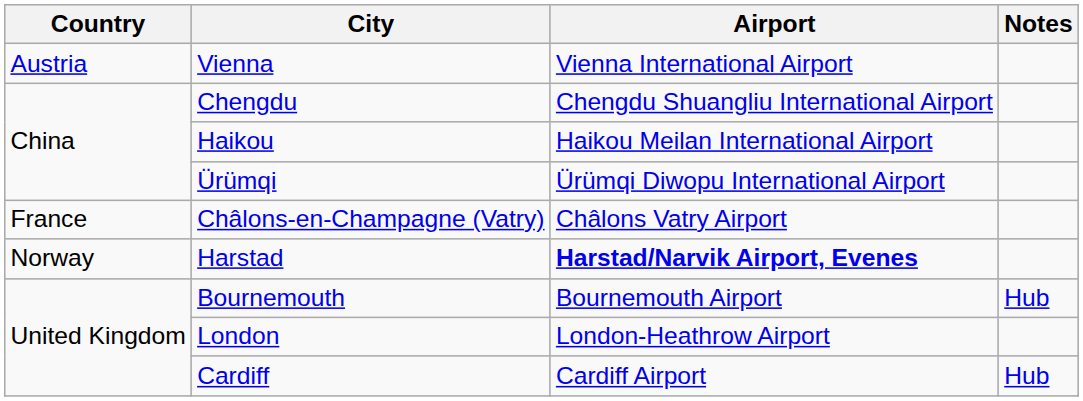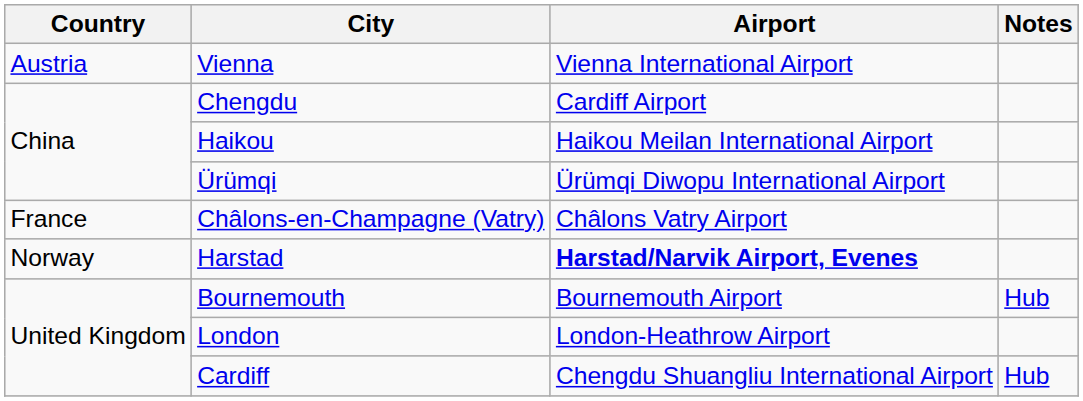(774, 102) Chengdu Shuangliu International Airport -> (631, 102) Cardiff Airport
(631, 375) Cardiff Airport -> (774, 375) Chengdu Shuangliu International Airport
